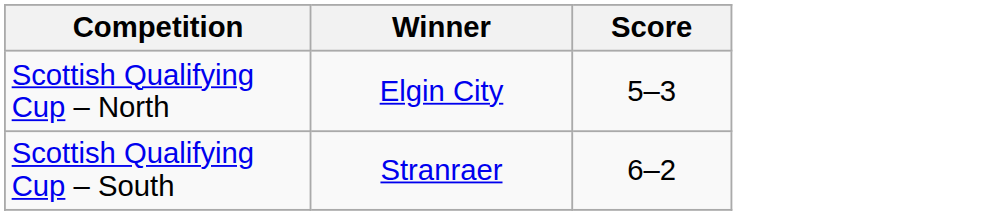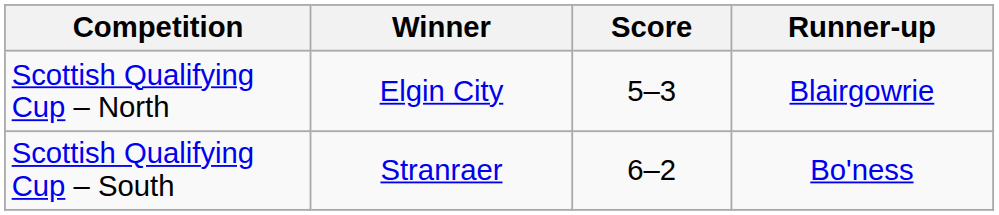+ column: (862, 27)
